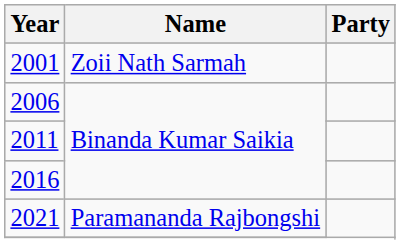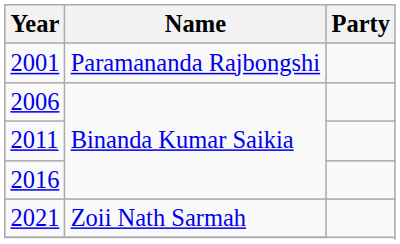(158, 62) Zoii Nath Sarmah -> (195, 62) Paramananda Rajbongshi
(195, 218) Paramananda Rajbongshi -> (158, 218) Zoii Nath Sarmah
